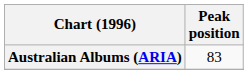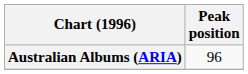(214, 57) 83 -> (214, 57) 96
